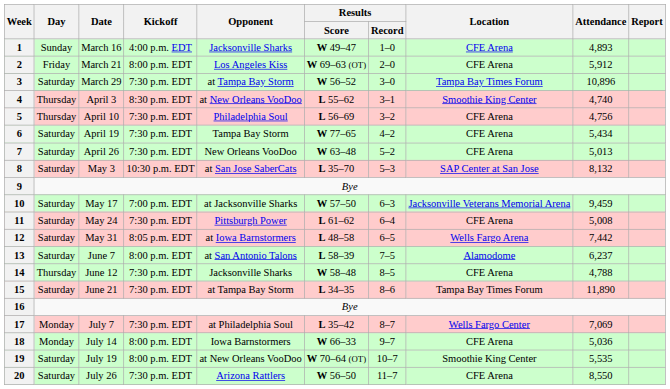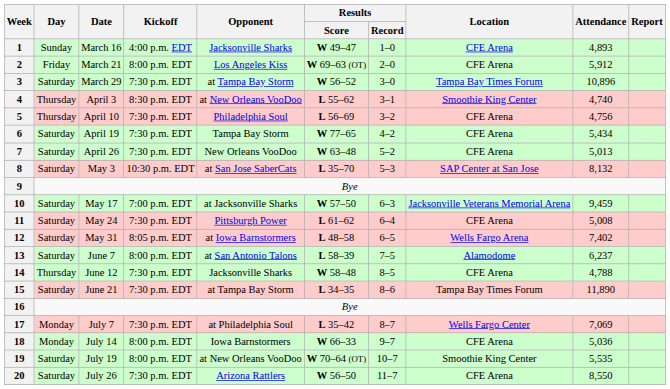(601, 238) 7,442 -> (601, 238) 7,402
